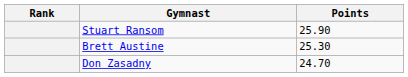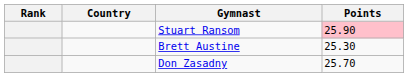+ column: (109, 13)
(315, 30) no background -> (340, 30) pink background
(315, 64) 24.70 -> (340, 64) 25.70
